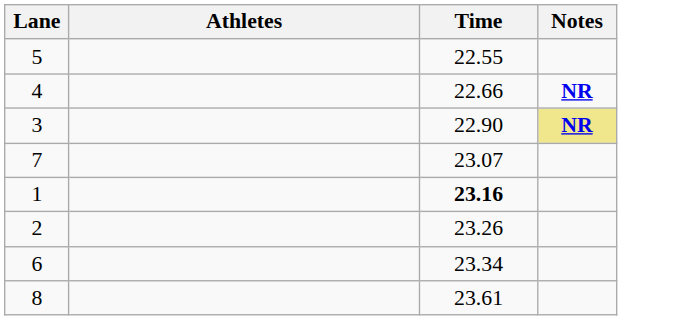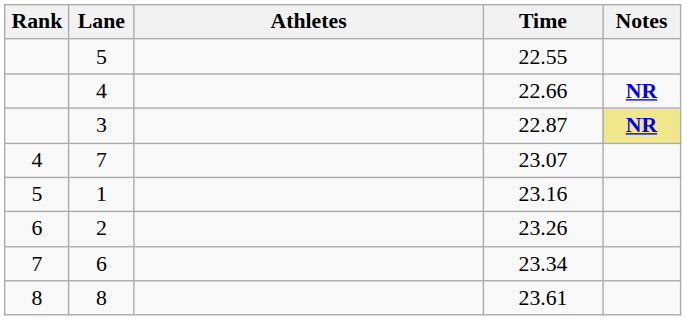+ column: (37, 21)
(479, 125) 22.90 -> (543, 125) 22.87
(479, 194) bold -> (543, 194) normal
